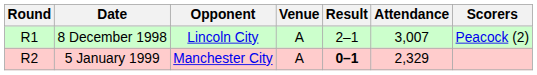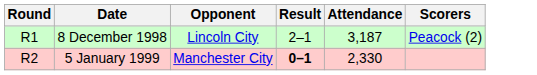- column: (299, 15)
(412, 37) 3,007 -> (365, 37) 3,187
(412, 59) 2,329 -> (365, 59) 2,330
